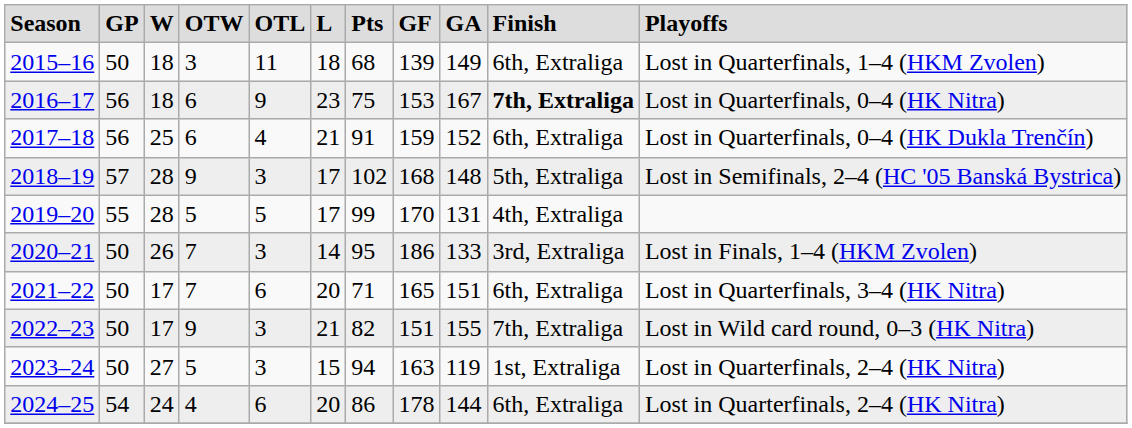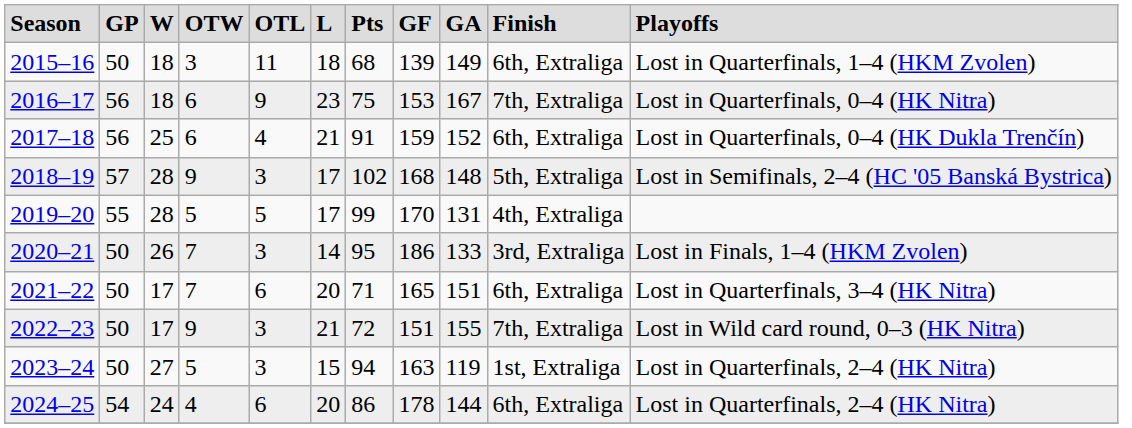(563, 99) bold -> (558, 99) normal
(363, 328) 82 -> (363, 328) 72
